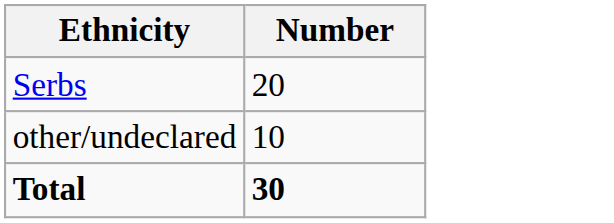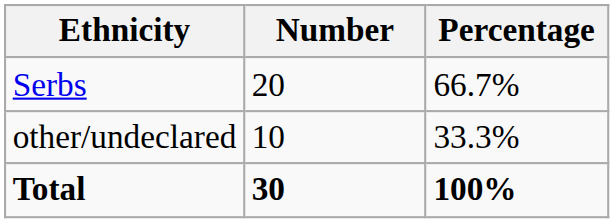+ column: (517, 30)
